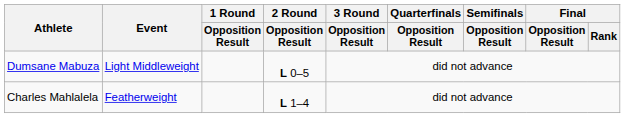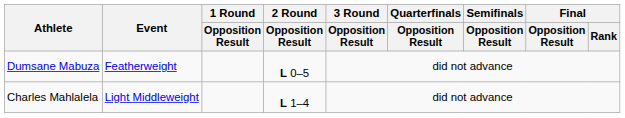(152, 67) Light Middleweight -> (141, 67) Featherweight
(141, 97) Featherweight -> (152, 97) Light Middleweight
